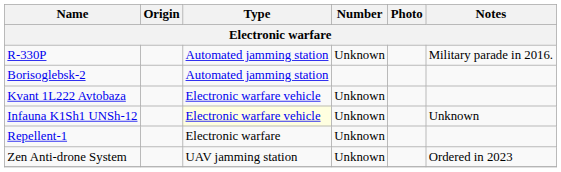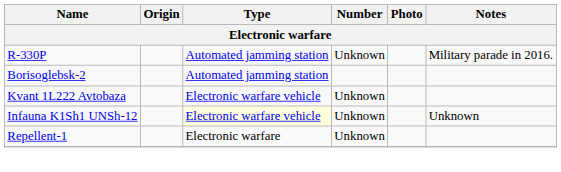- row: (67, 156)
